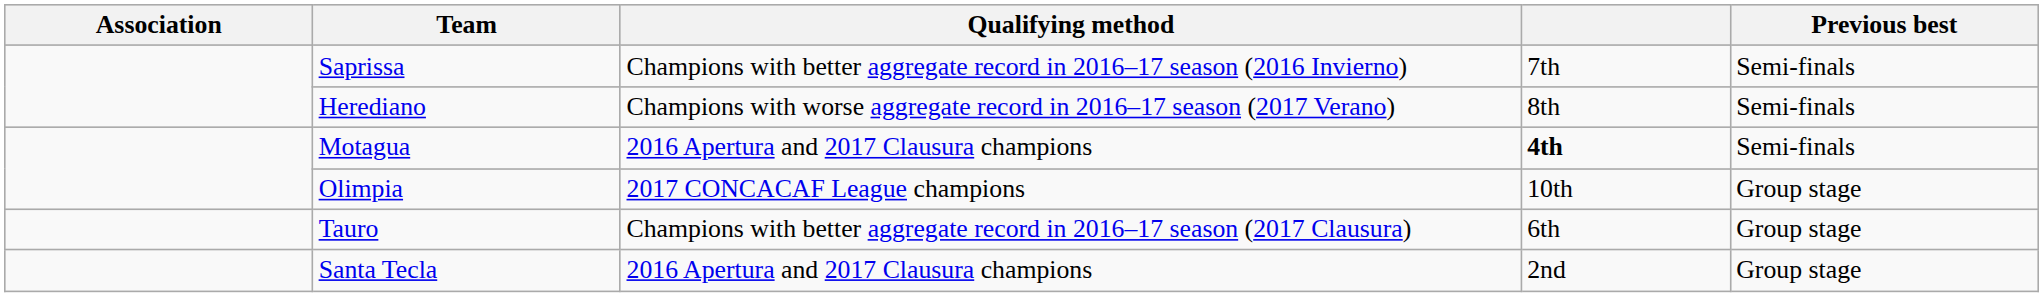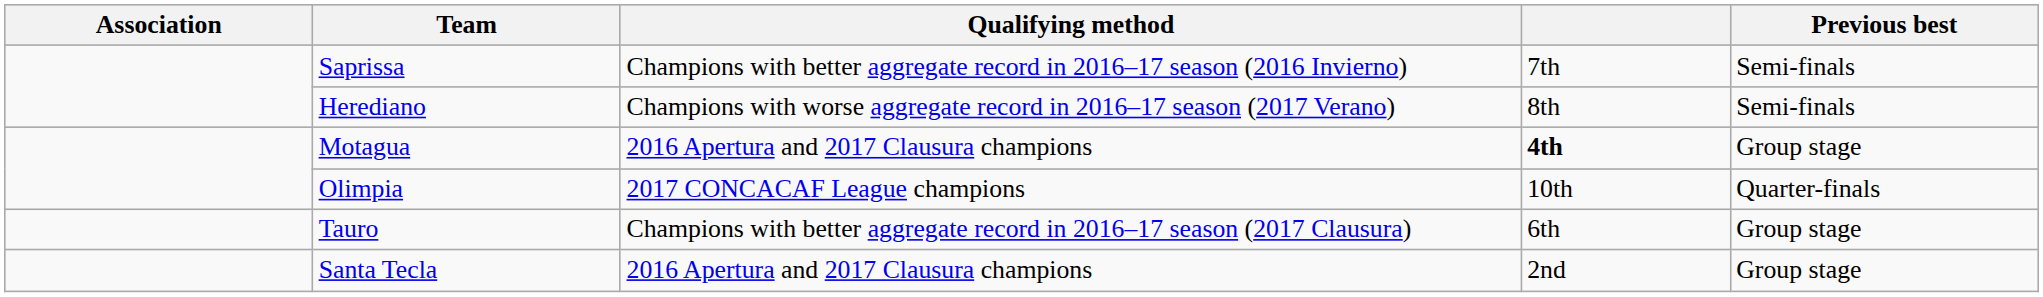(1796, 147) Semi-finals -> (1799, 147) Group stage
(1799, 188) Group stage -> (1808, 188) Quarter-finals
